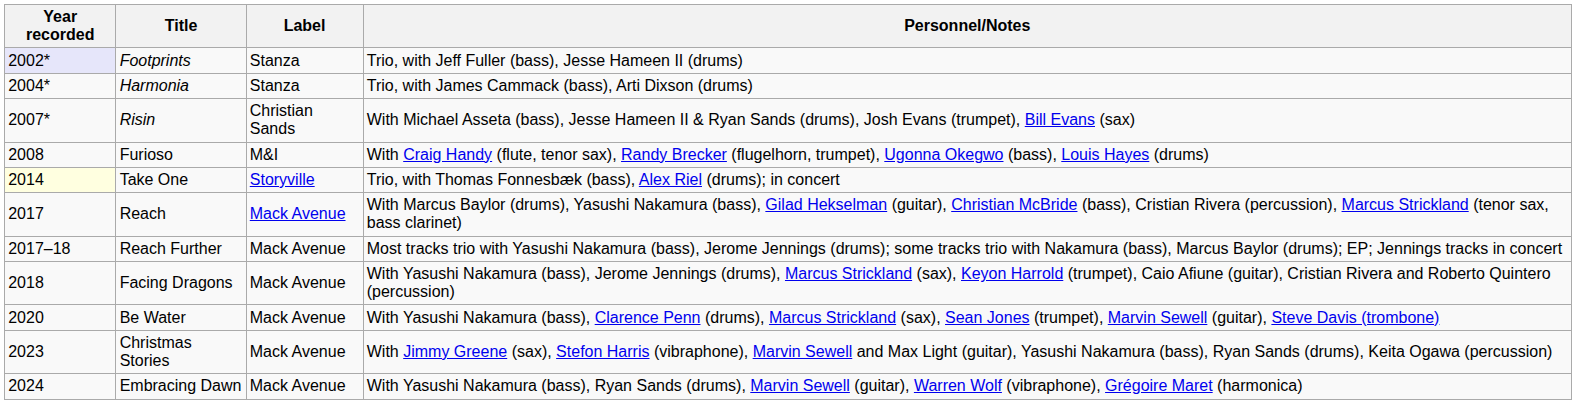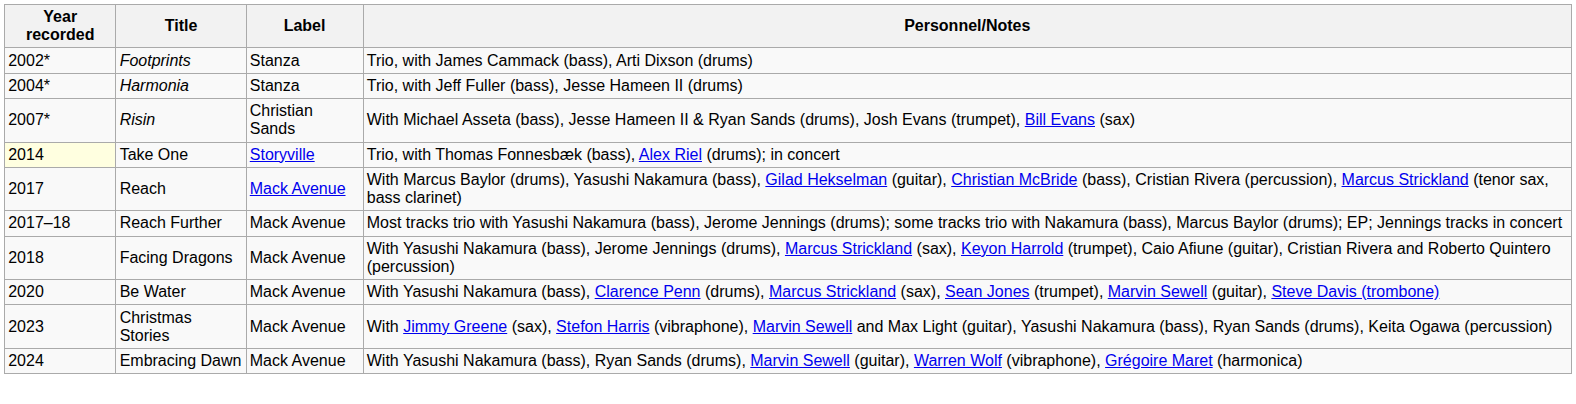(29, 60) lavender background -> (29, 60) no background
(555, 60) Trio, with Jeff Fuller (bass), Jesse Hameen II (drums) -> (560, 60) Trio, with James Cammack (bass), Arti Dixson (drums)
(560, 85) Trio, with James Cammack (bass), Arti Dixson (drums) -> (555, 85) Trio, with Jeff Fuller (bass), Jesse Hameen II (drums)
- row: (146, 154)
